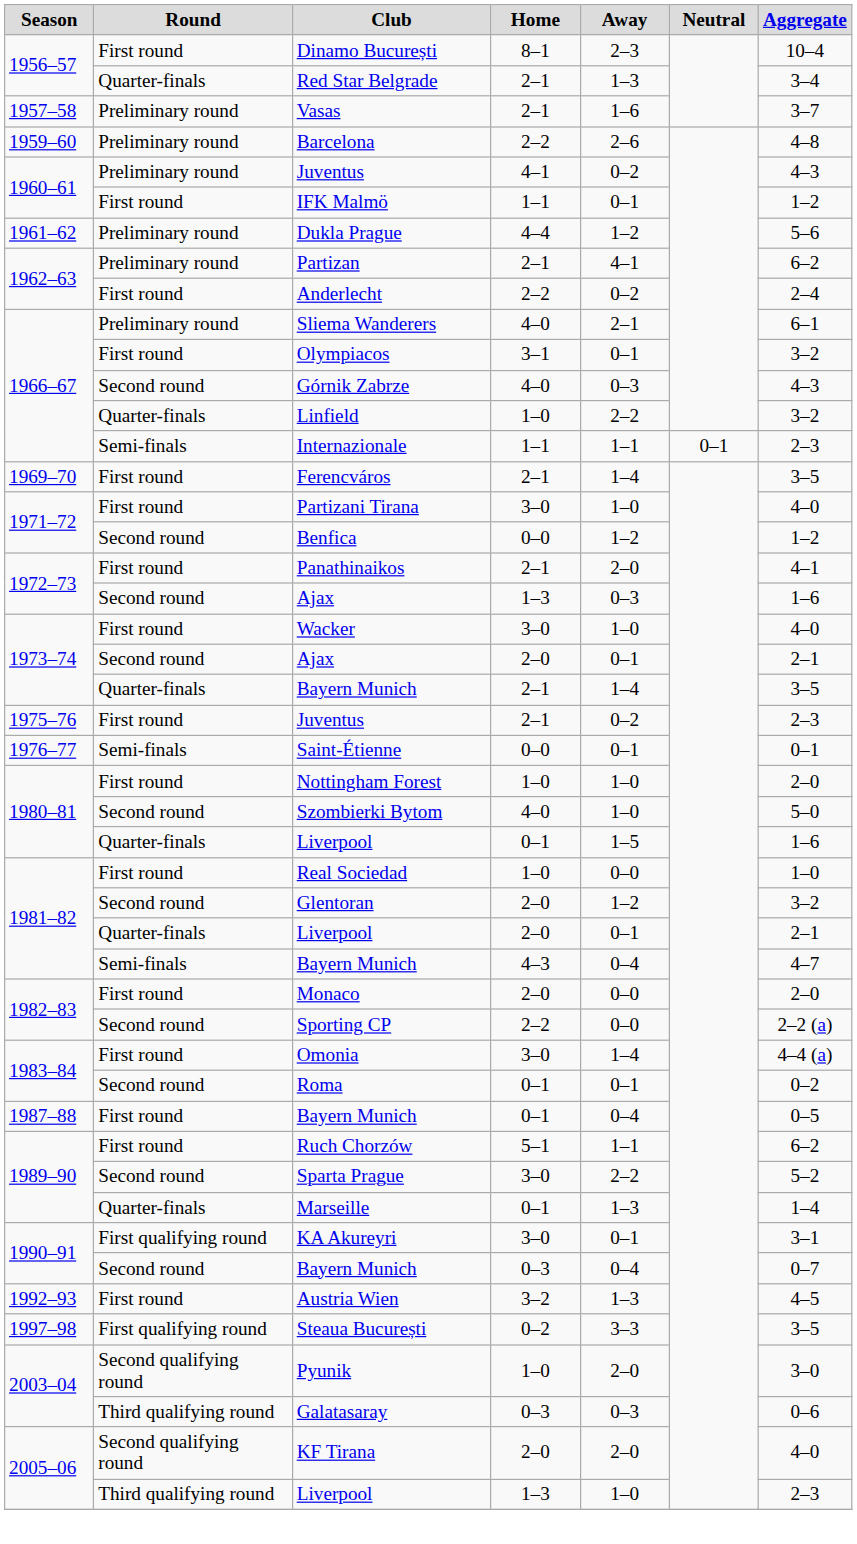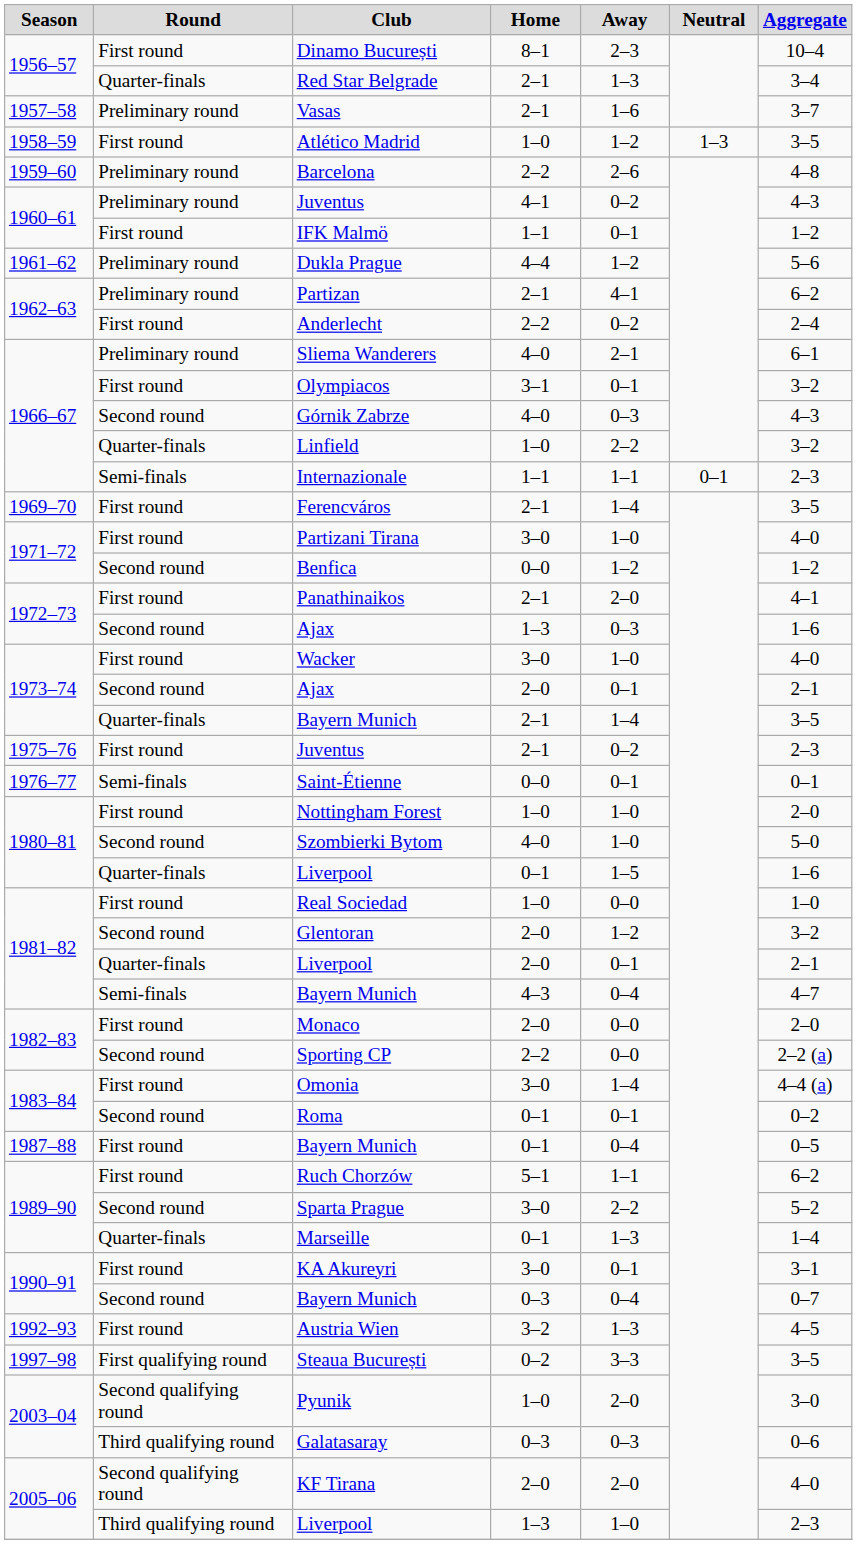+ row: (43, 141)
(183, 1237) First qualifying round -> (141, 1268) First round
